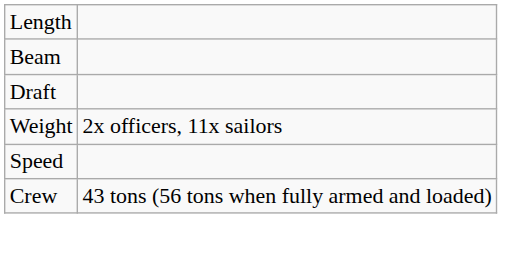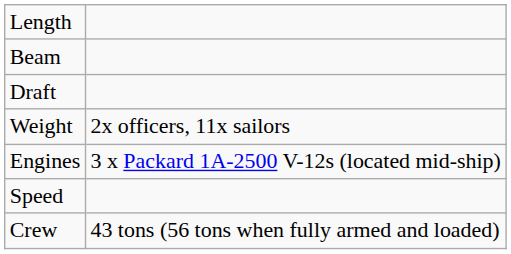+ row: (45, 160)
